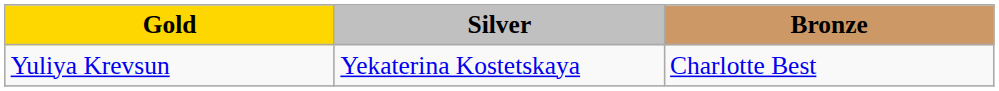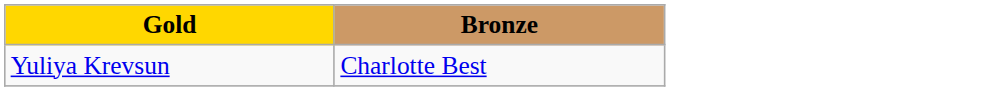- column: (499, 24)
